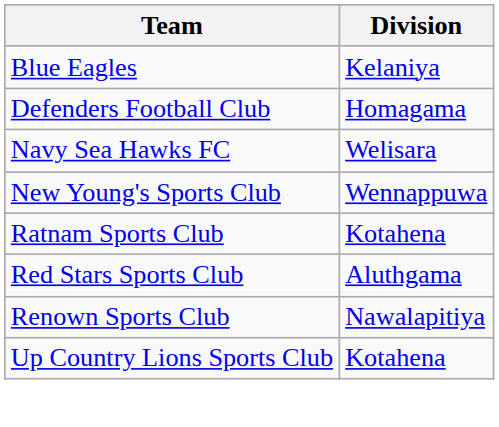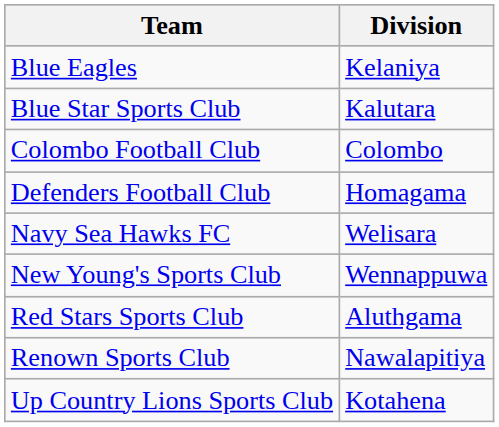+ row: (126, 108)
+ row: (136, 150)
- row: (117, 233)
